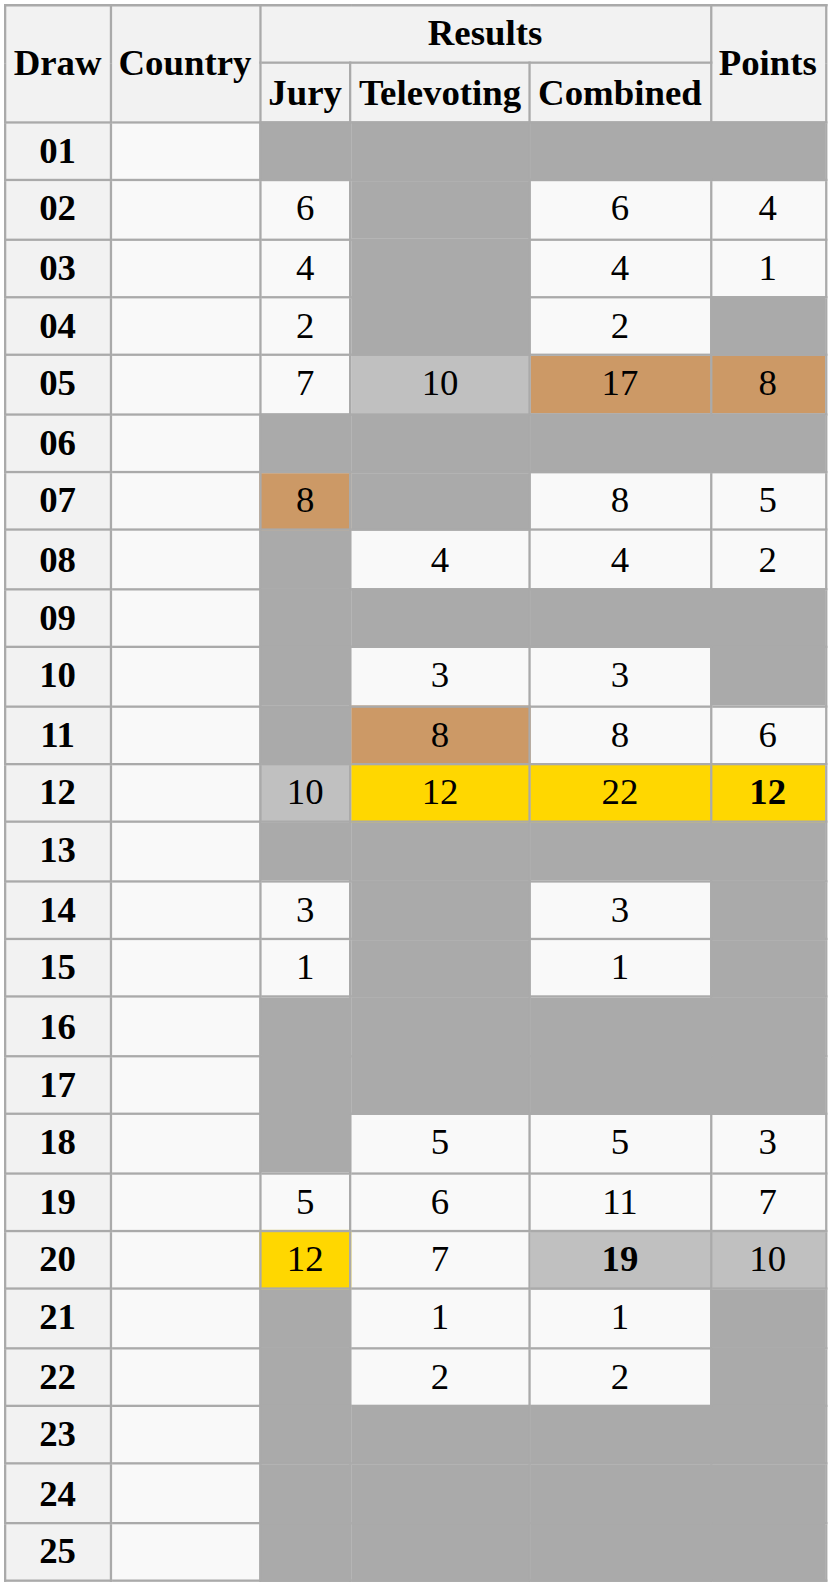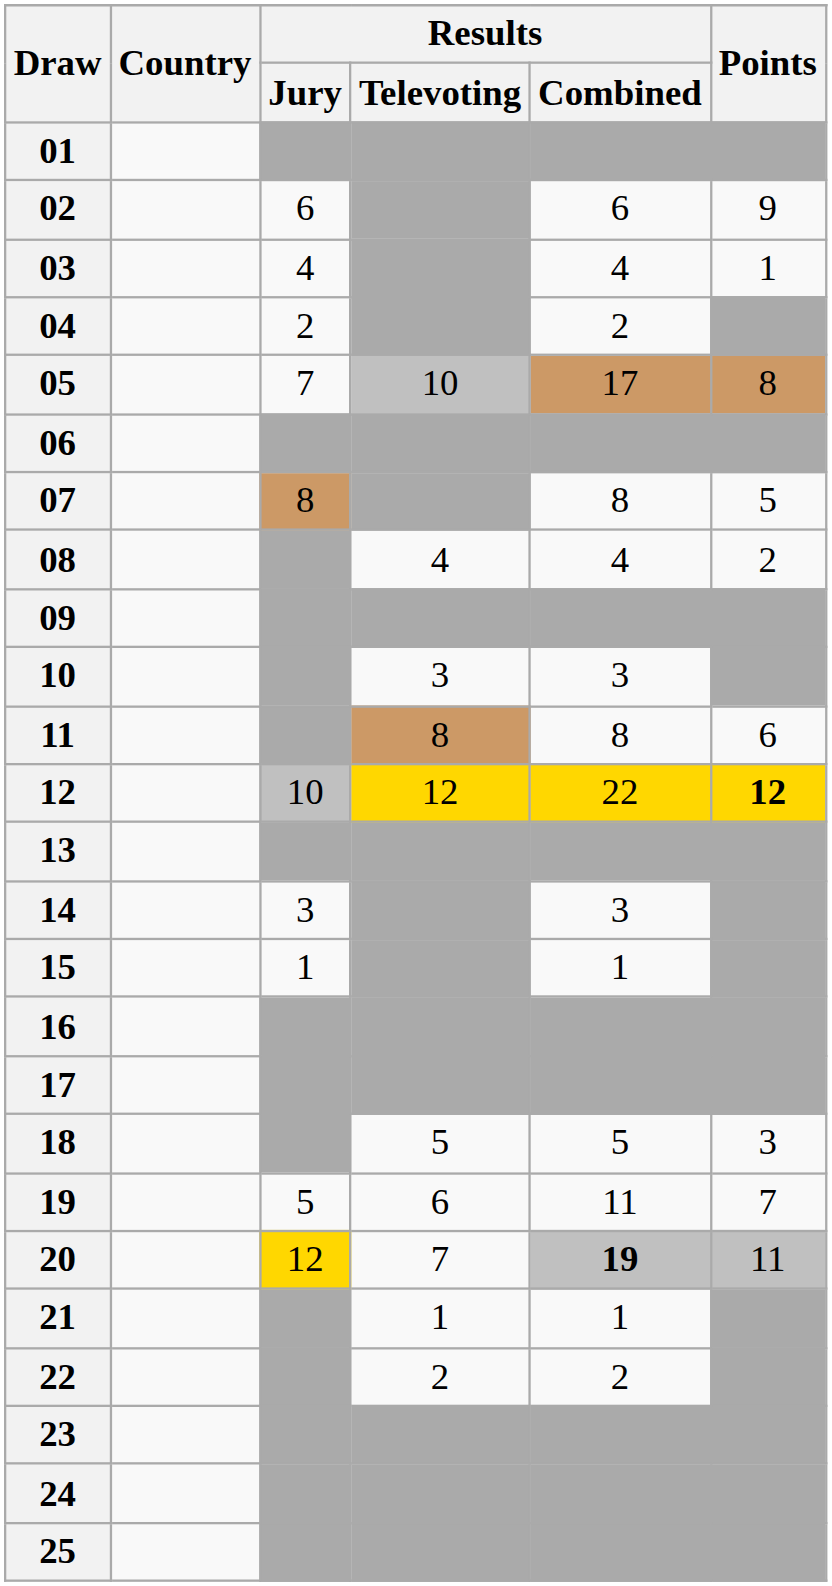(768, 208) 4 -> (768, 208) 9
(768, 1259) 10 -> (768, 1259) 11
